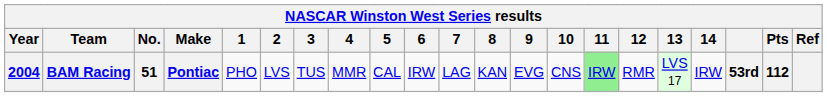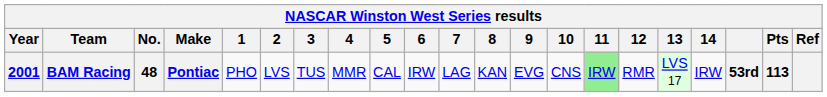(24, 72) 2004 -> (24, 72) 2001
(149, 72) 51 -> (149, 72) 48
(778, 72) 112 -> (778, 72) 113
